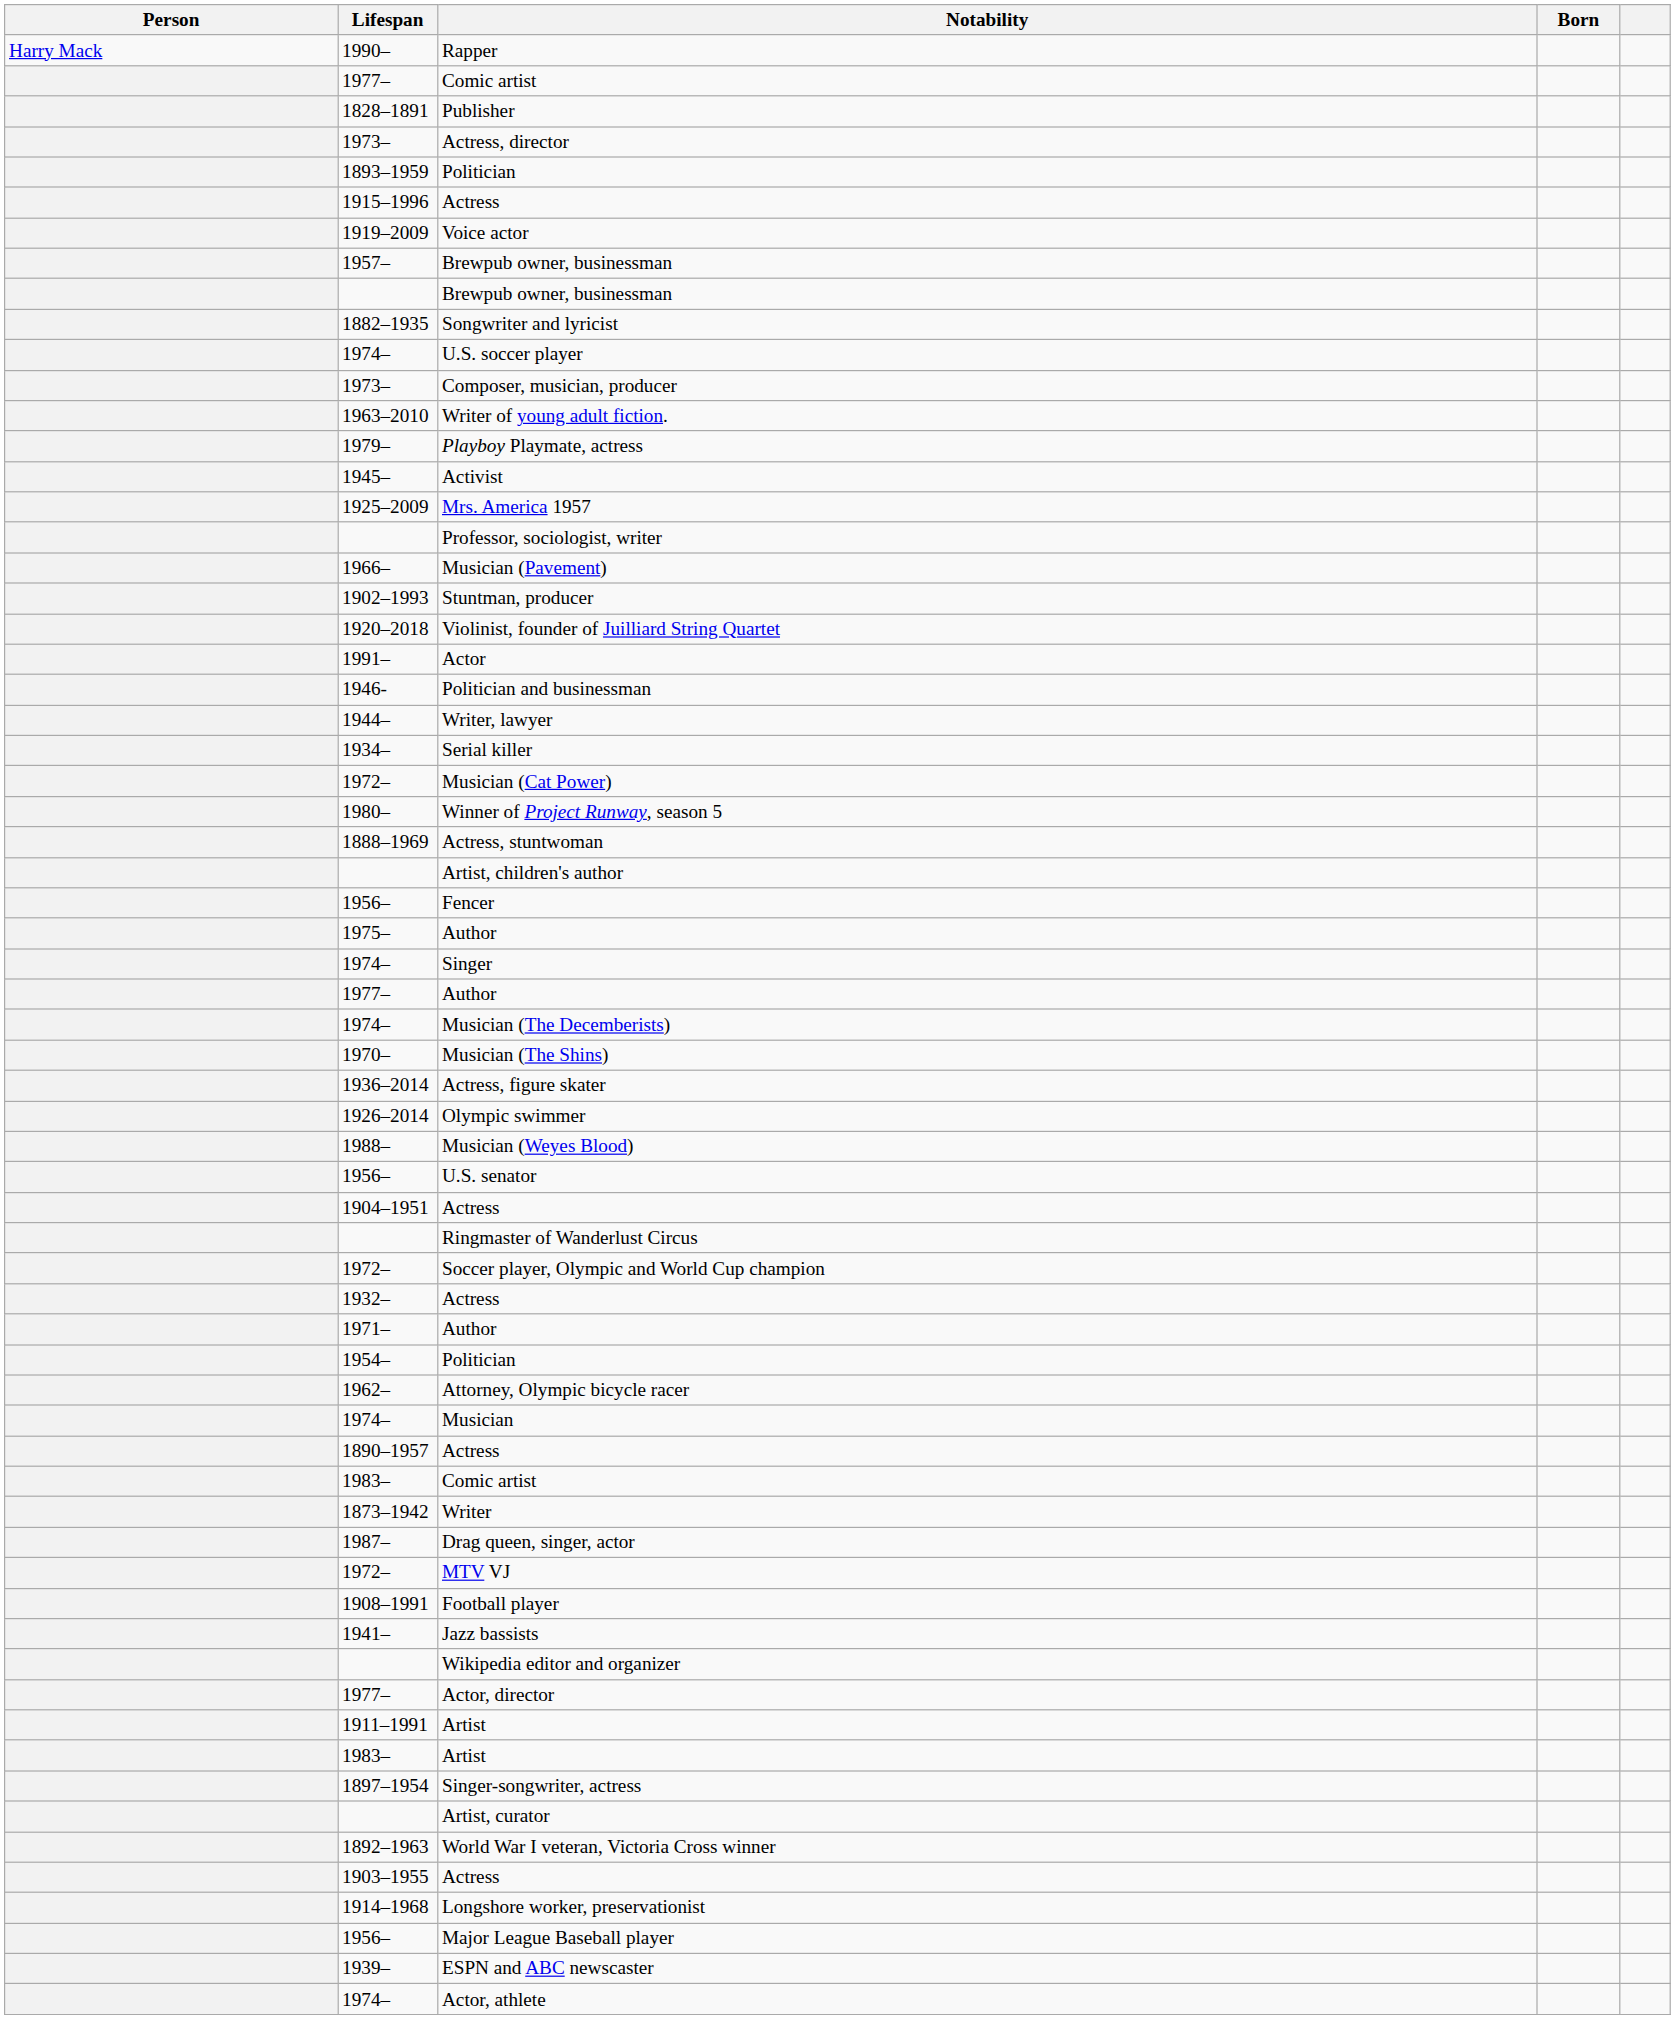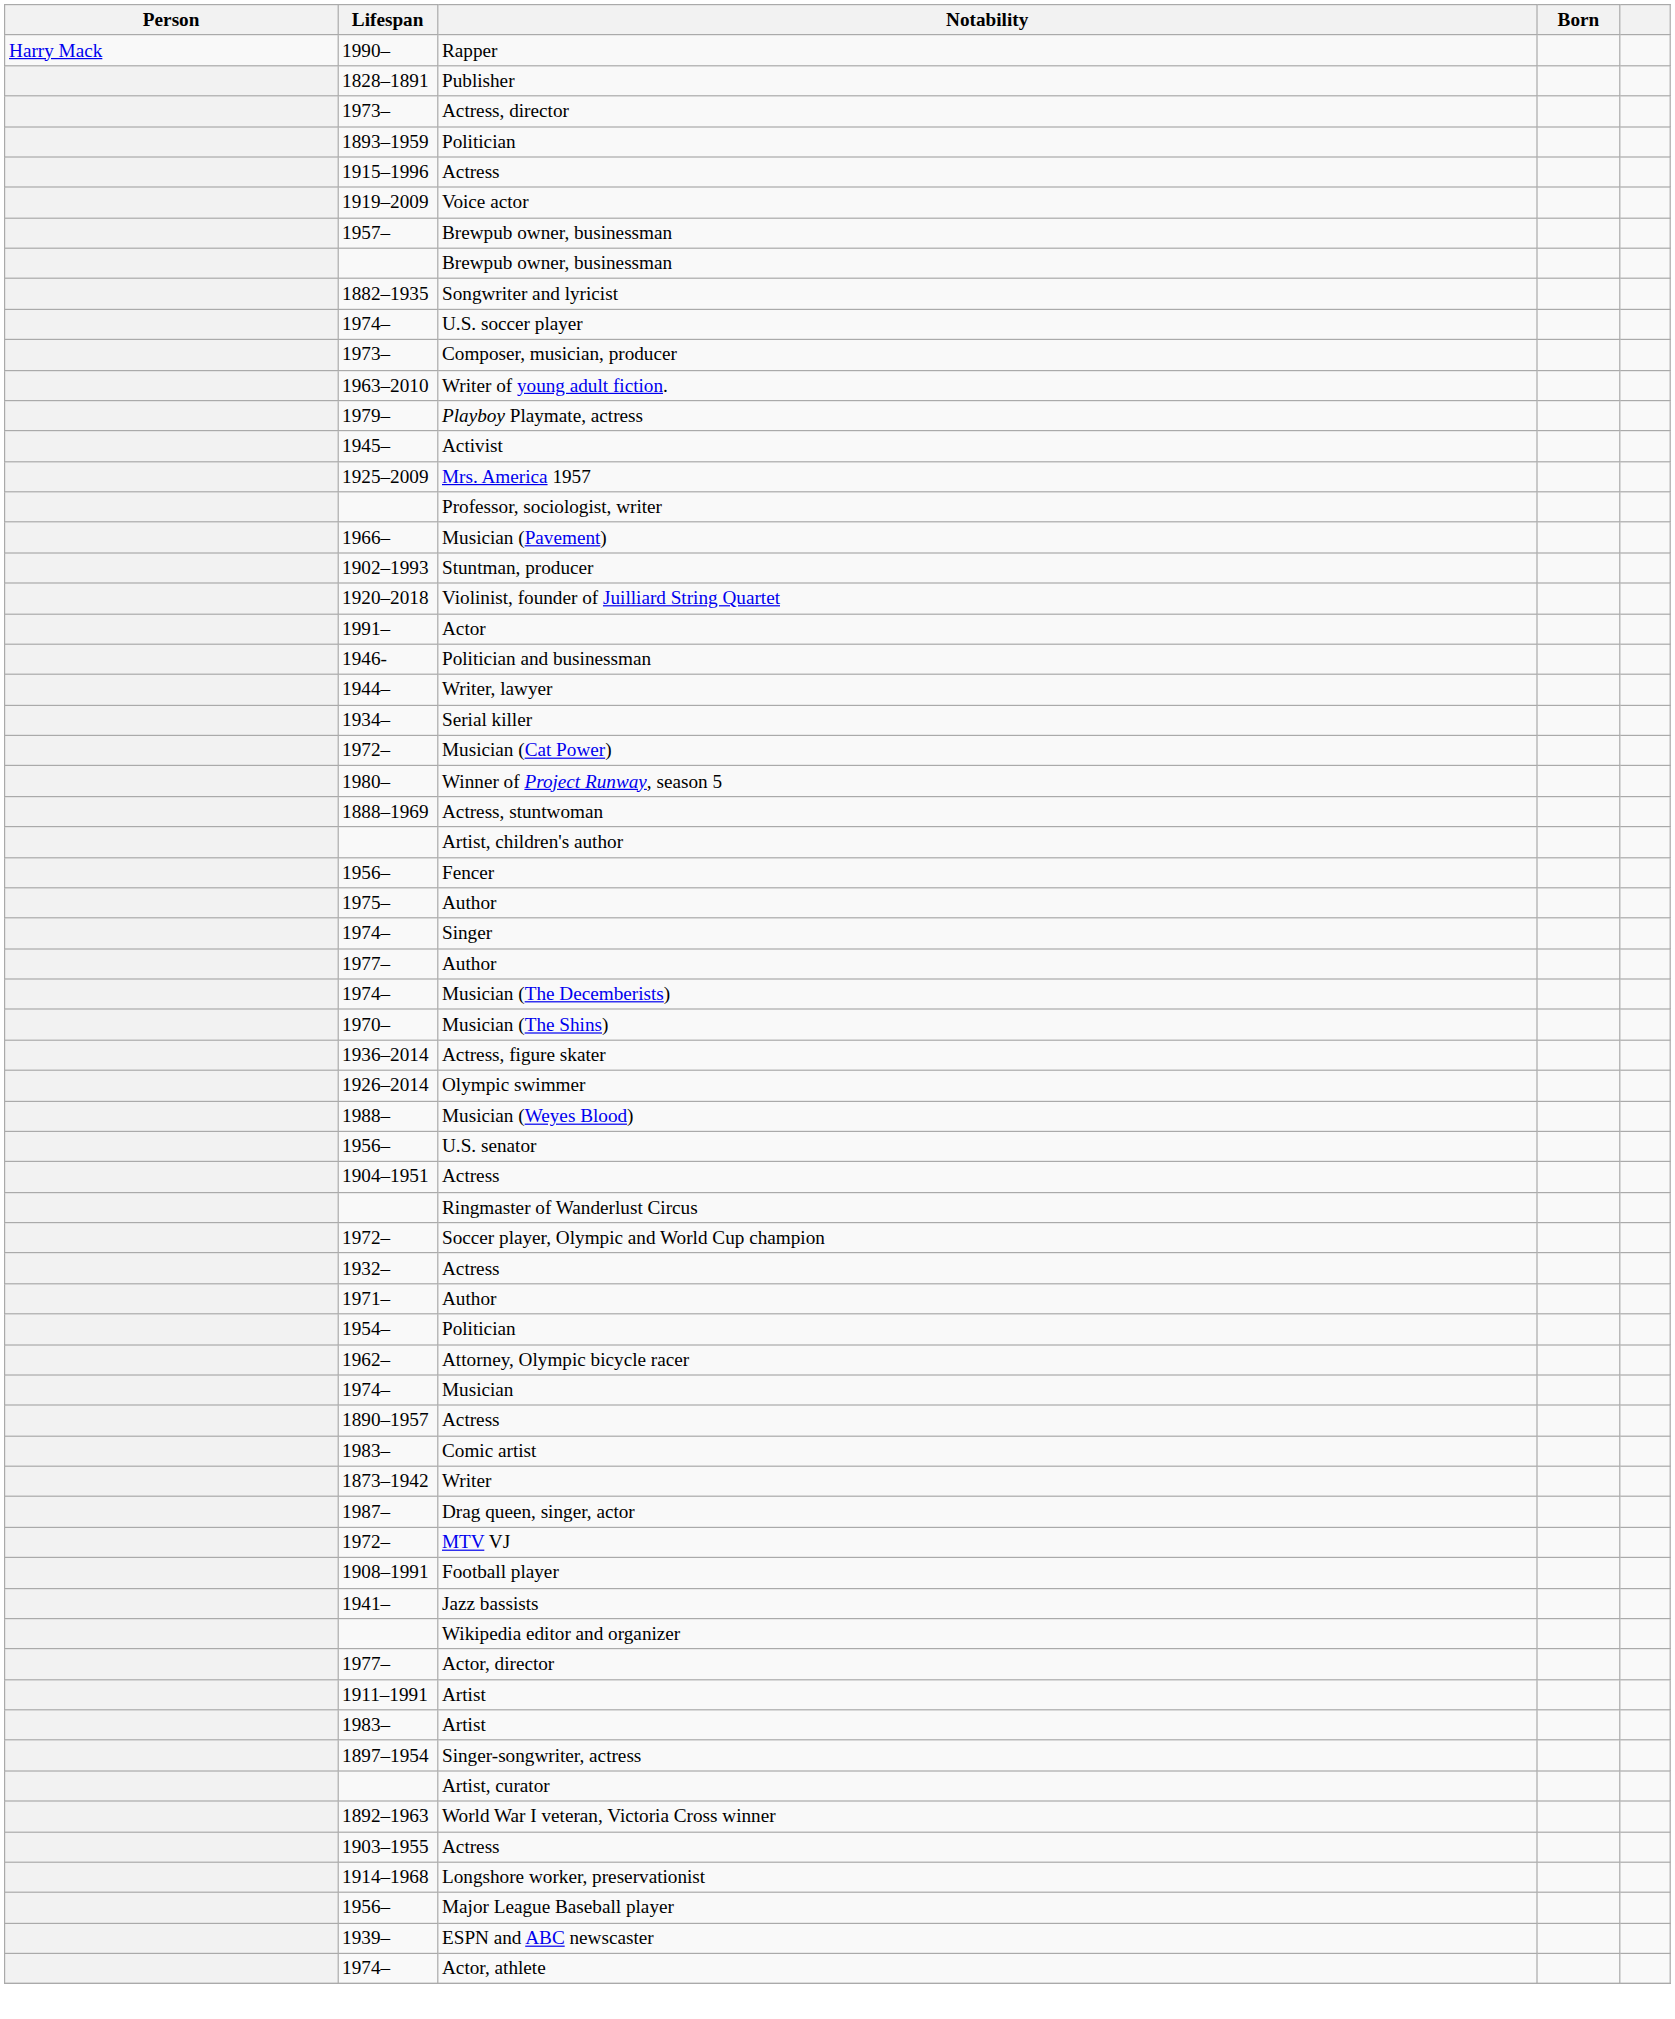- row: (366, 80)
